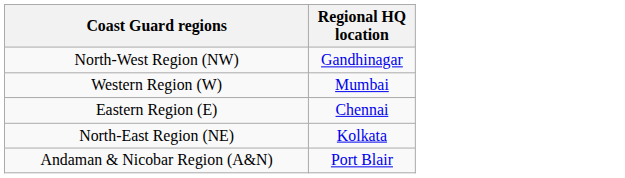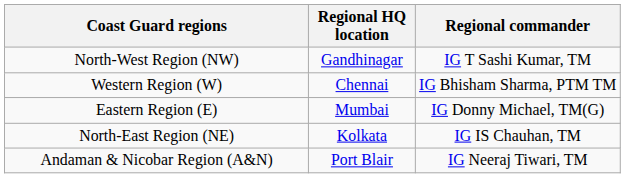+ column: (518, 25)
(362, 85) Mumbai -> (362, 85) Chennai
(362, 110) Chennai -> (362, 110) Mumbai
